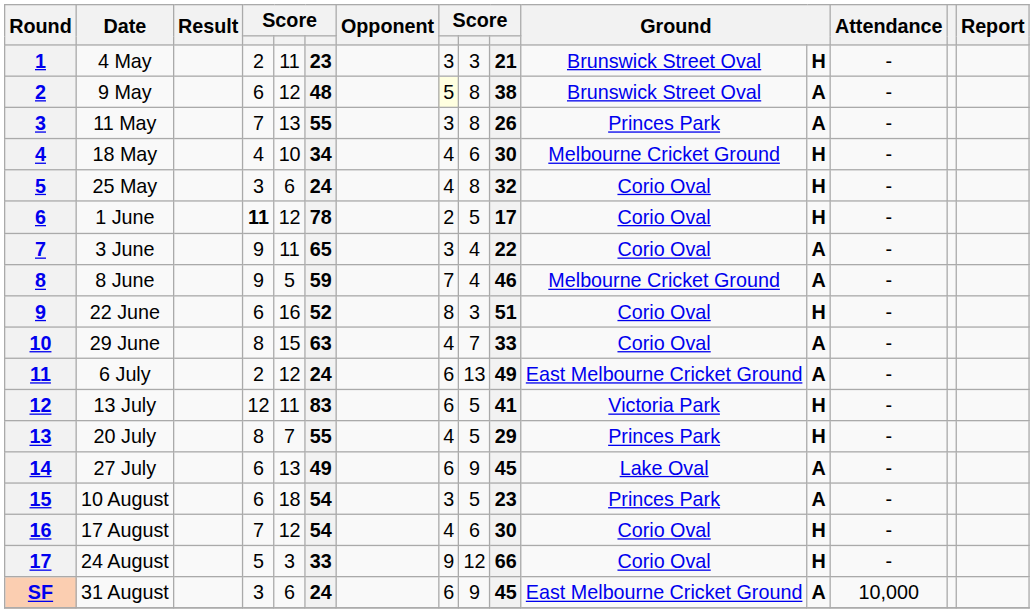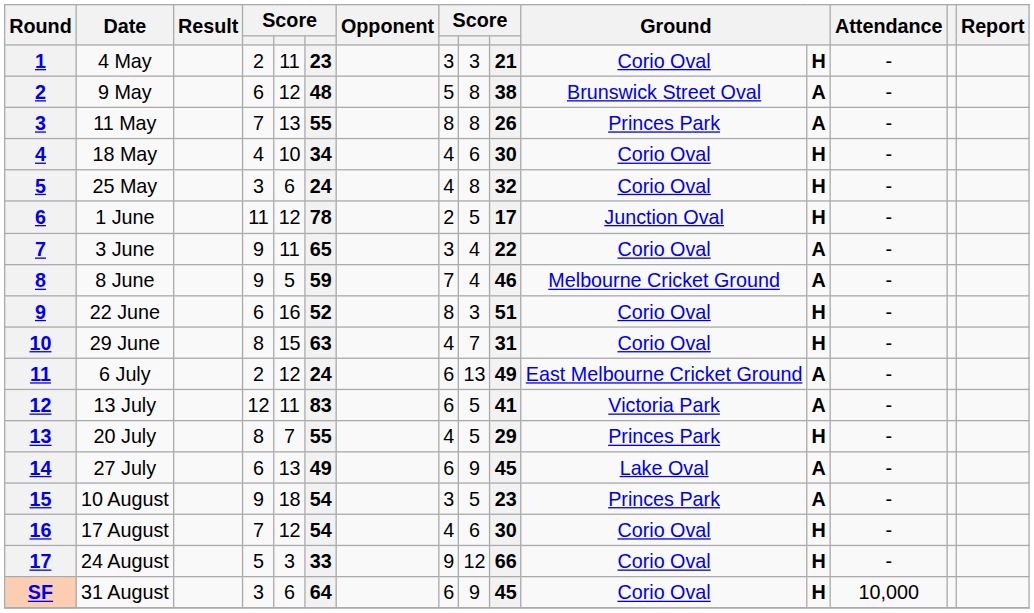(664, 61) Brunswick Street Oval -> (664, 61) Corio Oval
(449, 92) lightyellow background -> (449, 92) no background
(449, 124) 3 -> (449, 124) 8
(664, 155) Melbourne Cricket Ground -> (664, 155) Corio Oval
(258, 217) bold -> (258, 217) normal
(664, 217) Corio Oval -> (664, 217) Junction Oval
(506, 342) 33 -> (506, 342) 31
(819, 342) A -> (819, 342) H
(819, 405) H -> (819, 405) A
(258, 499) 6 -> (258, 499) 9
(321, 593) 24 -> (321, 593) 64
(664, 593) East Melbourne Cricket Ground -> (664, 593) Corio Oval
(819, 593) A -> (819, 593) H
